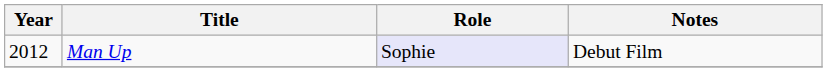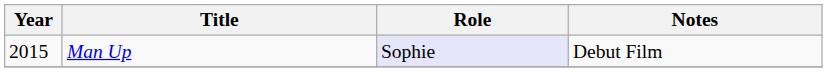(29, 50) 2012 -> (29, 50) 2015
